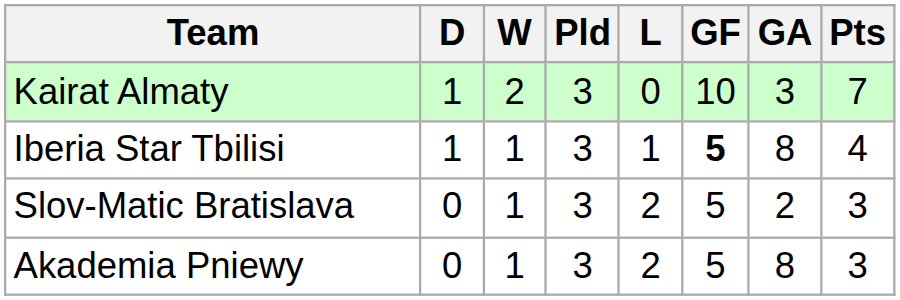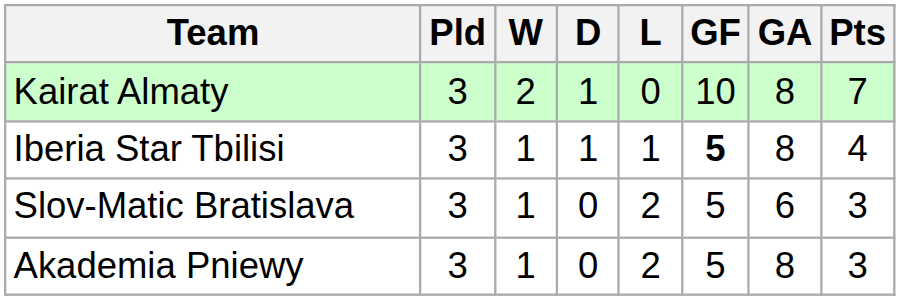columns swapped: (583, 33) <-> (452, 33)
(785, 91) 3 -> (785, 91) 8
(785, 206) 2 -> (785, 206) 6
